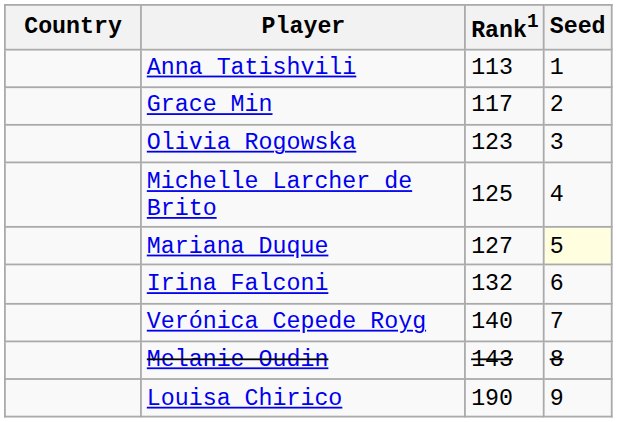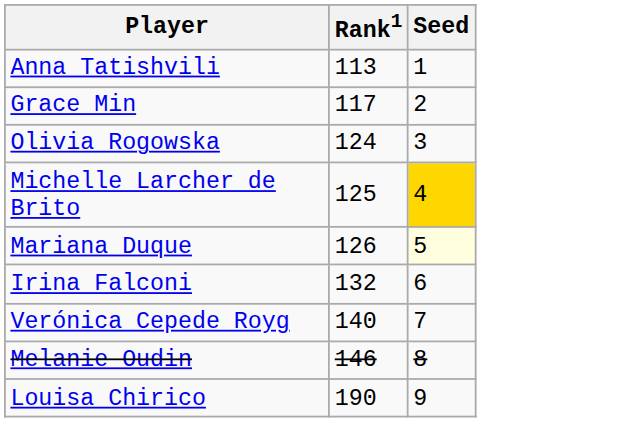- column: (73, 27)
(492, 144) 123 -> (356, 144) 124
(557, 195) no background -> (420, 195) gold background
(492, 246) 127 -> (356, 246) 126
(492, 360) 143 -> (356, 360) 146
